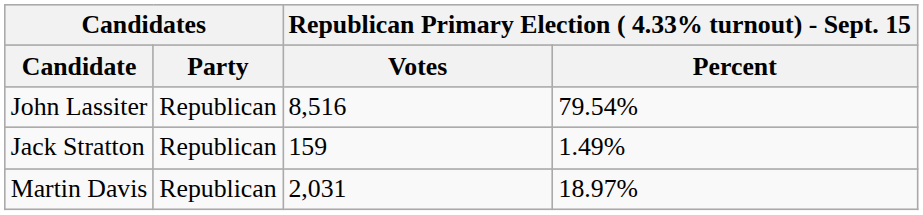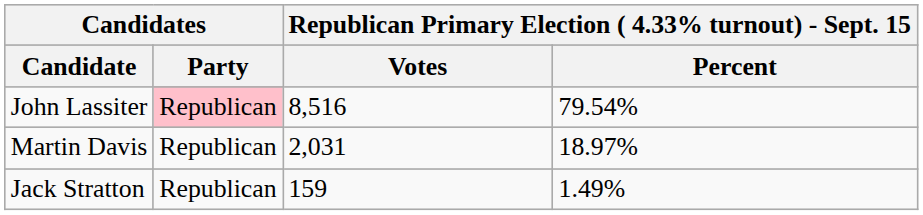(218, 106) no background -> (218, 106) pink background
rows swapped: (79, 188) <-> (78, 147)
